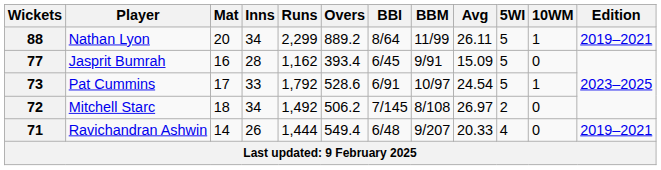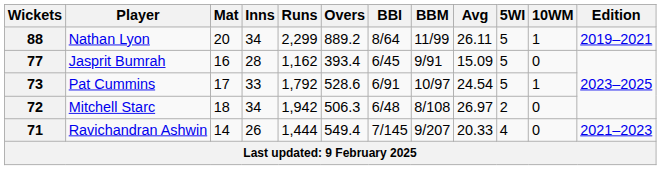(300, 107) 1,492 -> (300, 107) 1,942
(342, 107) 506.2 -> (342, 107) 506.3
(390, 107) 7/145 -> (386, 107) 6/48
(386, 130) 6/48 -> (390, 130) 7/145
(616, 130) 2019–2021 -> (616, 130) 2021–2023
